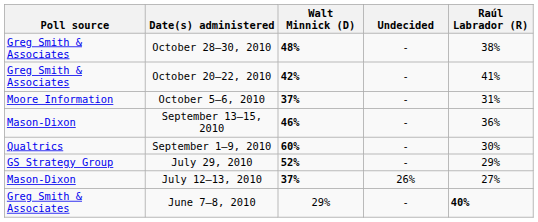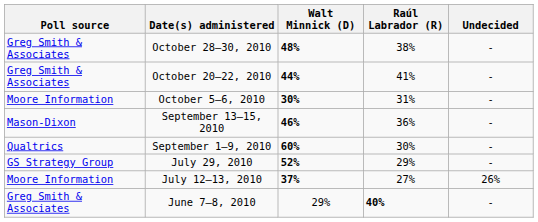columns swapped: (491, 19) <-> (406, 25)
(290, 77) 42% -> (290, 77) 44%
(290, 100) 37% -> (290, 100) 30%
(41, 180) Mason-Dixon -> (60, 180) Moore Information
